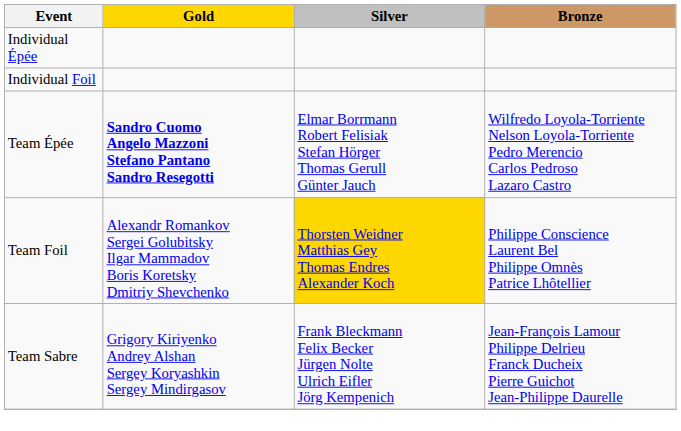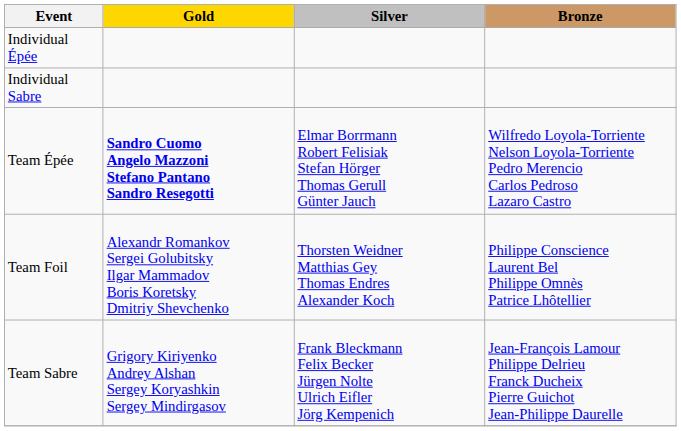- row: (52, 79)
+ row: (38, 87)
(350, 258) gold background -> (350, 275) no background
